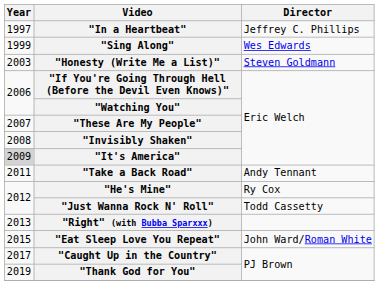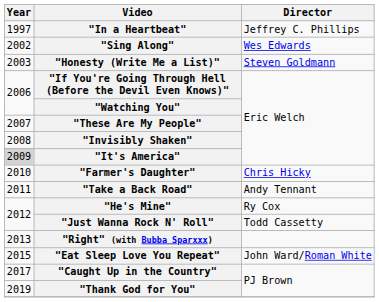(19, 46) 1999 -> (19, 46) 2002
+ row: (137, 173)
